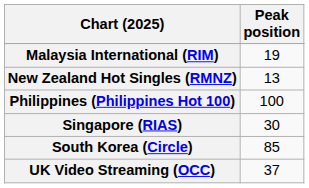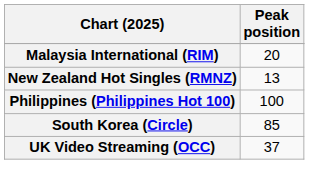(272, 55) 19 -> (272, 55) 20
- row: (122, 124)
